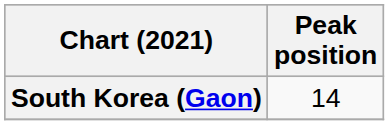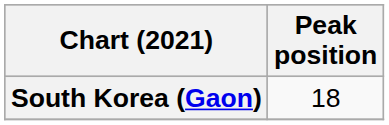(326, 97) 14 -> (326, 97) 18
